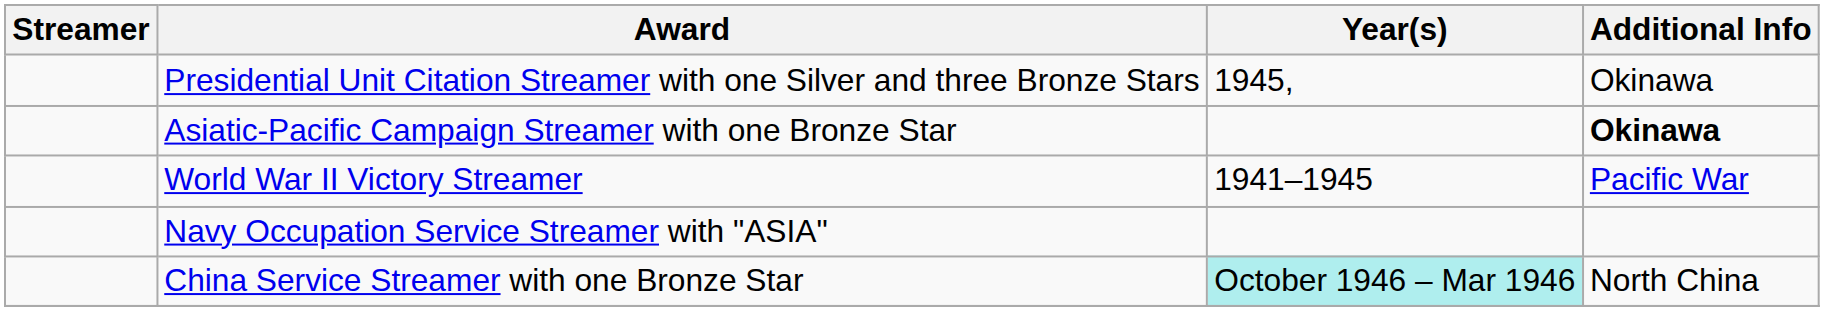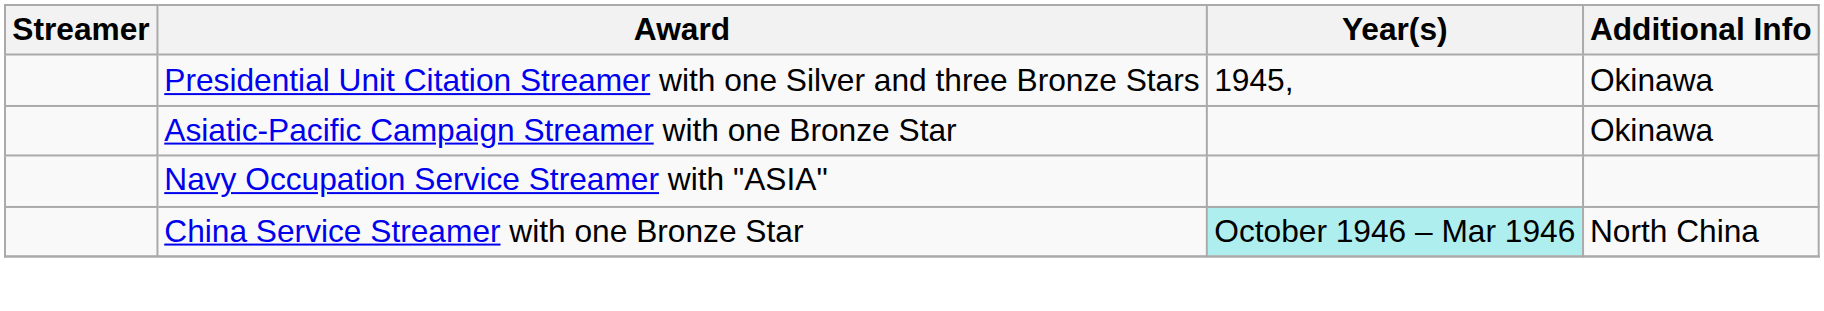(1655, 130) bold -> (1652, 130) normal
- row: (373, 180)
